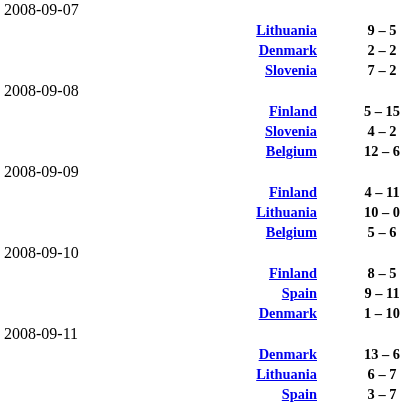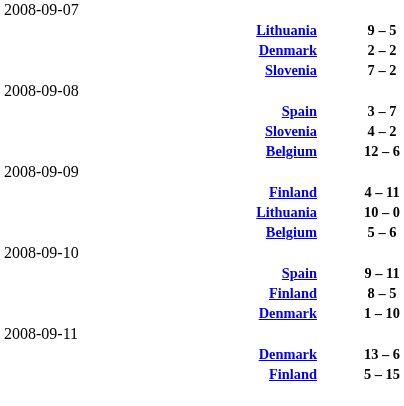rows swapped: (293, 111) <-> (299, 394)
rows swapped: (299, 293) <-> (293, 273)
- row: (287, 374)
